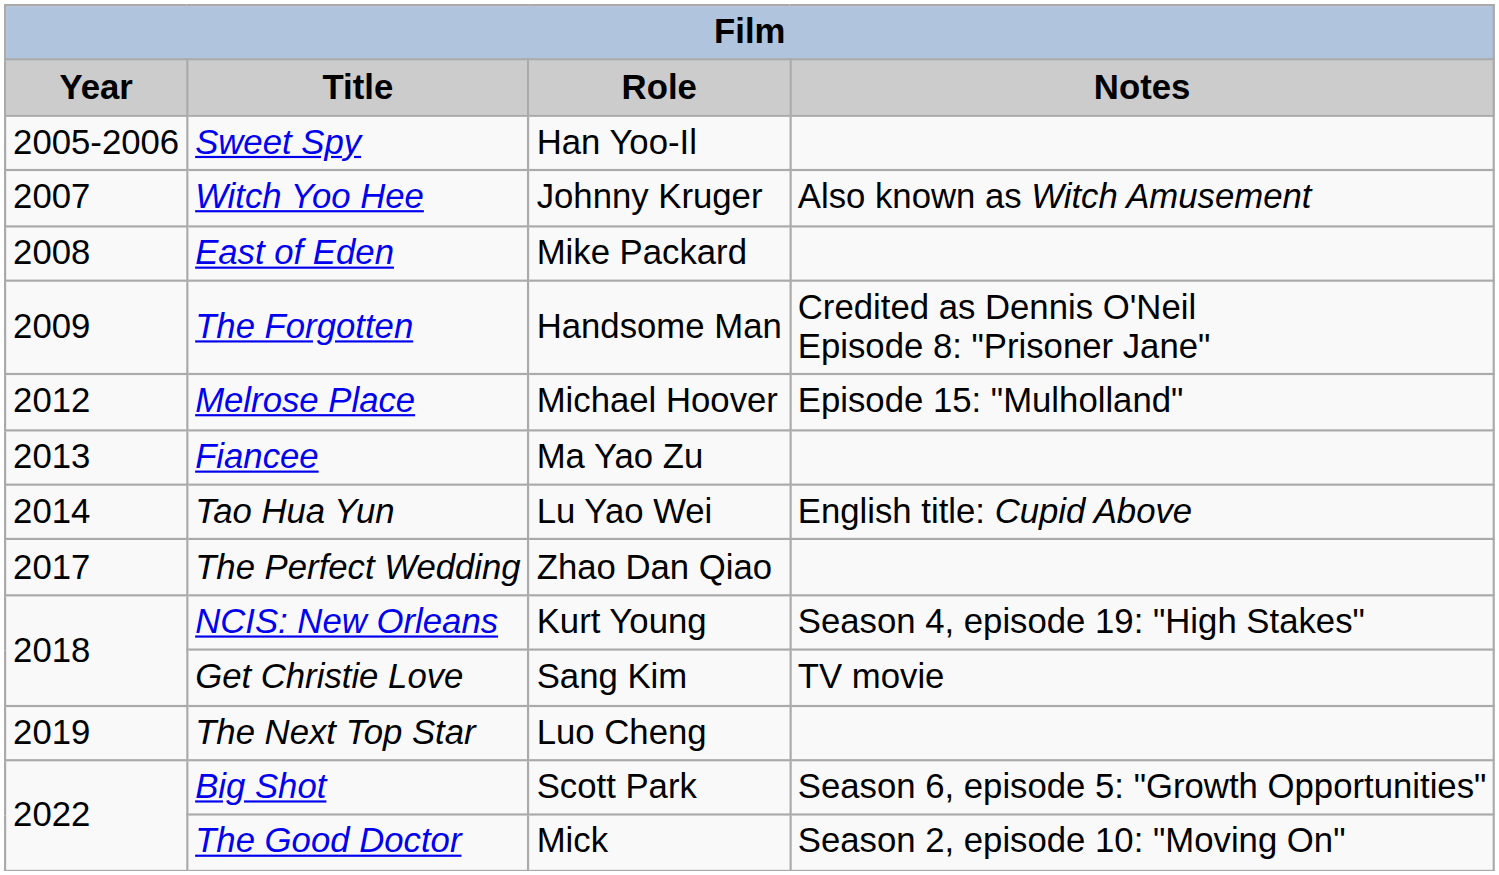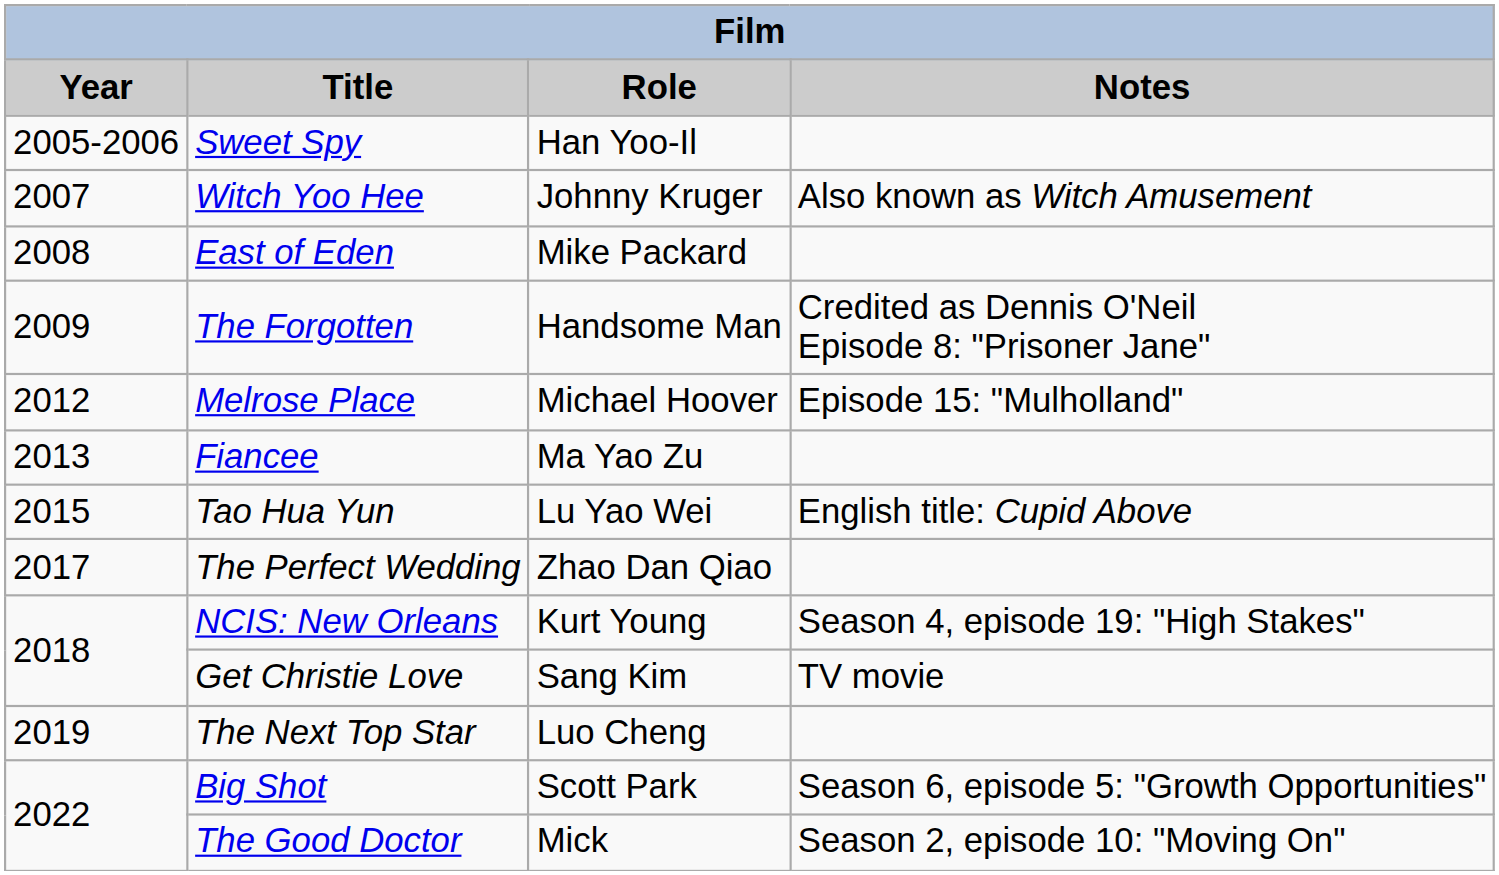(52, 511) 2014 -> (52, 511) 2015
